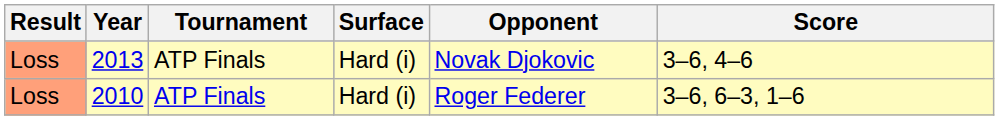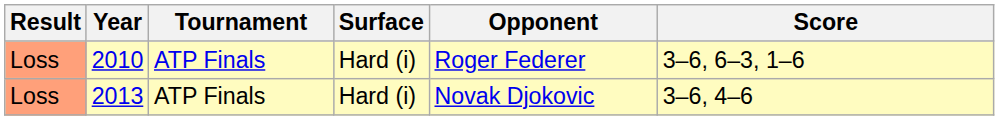rows swapped: (117, 96) <-> (117, 59)
